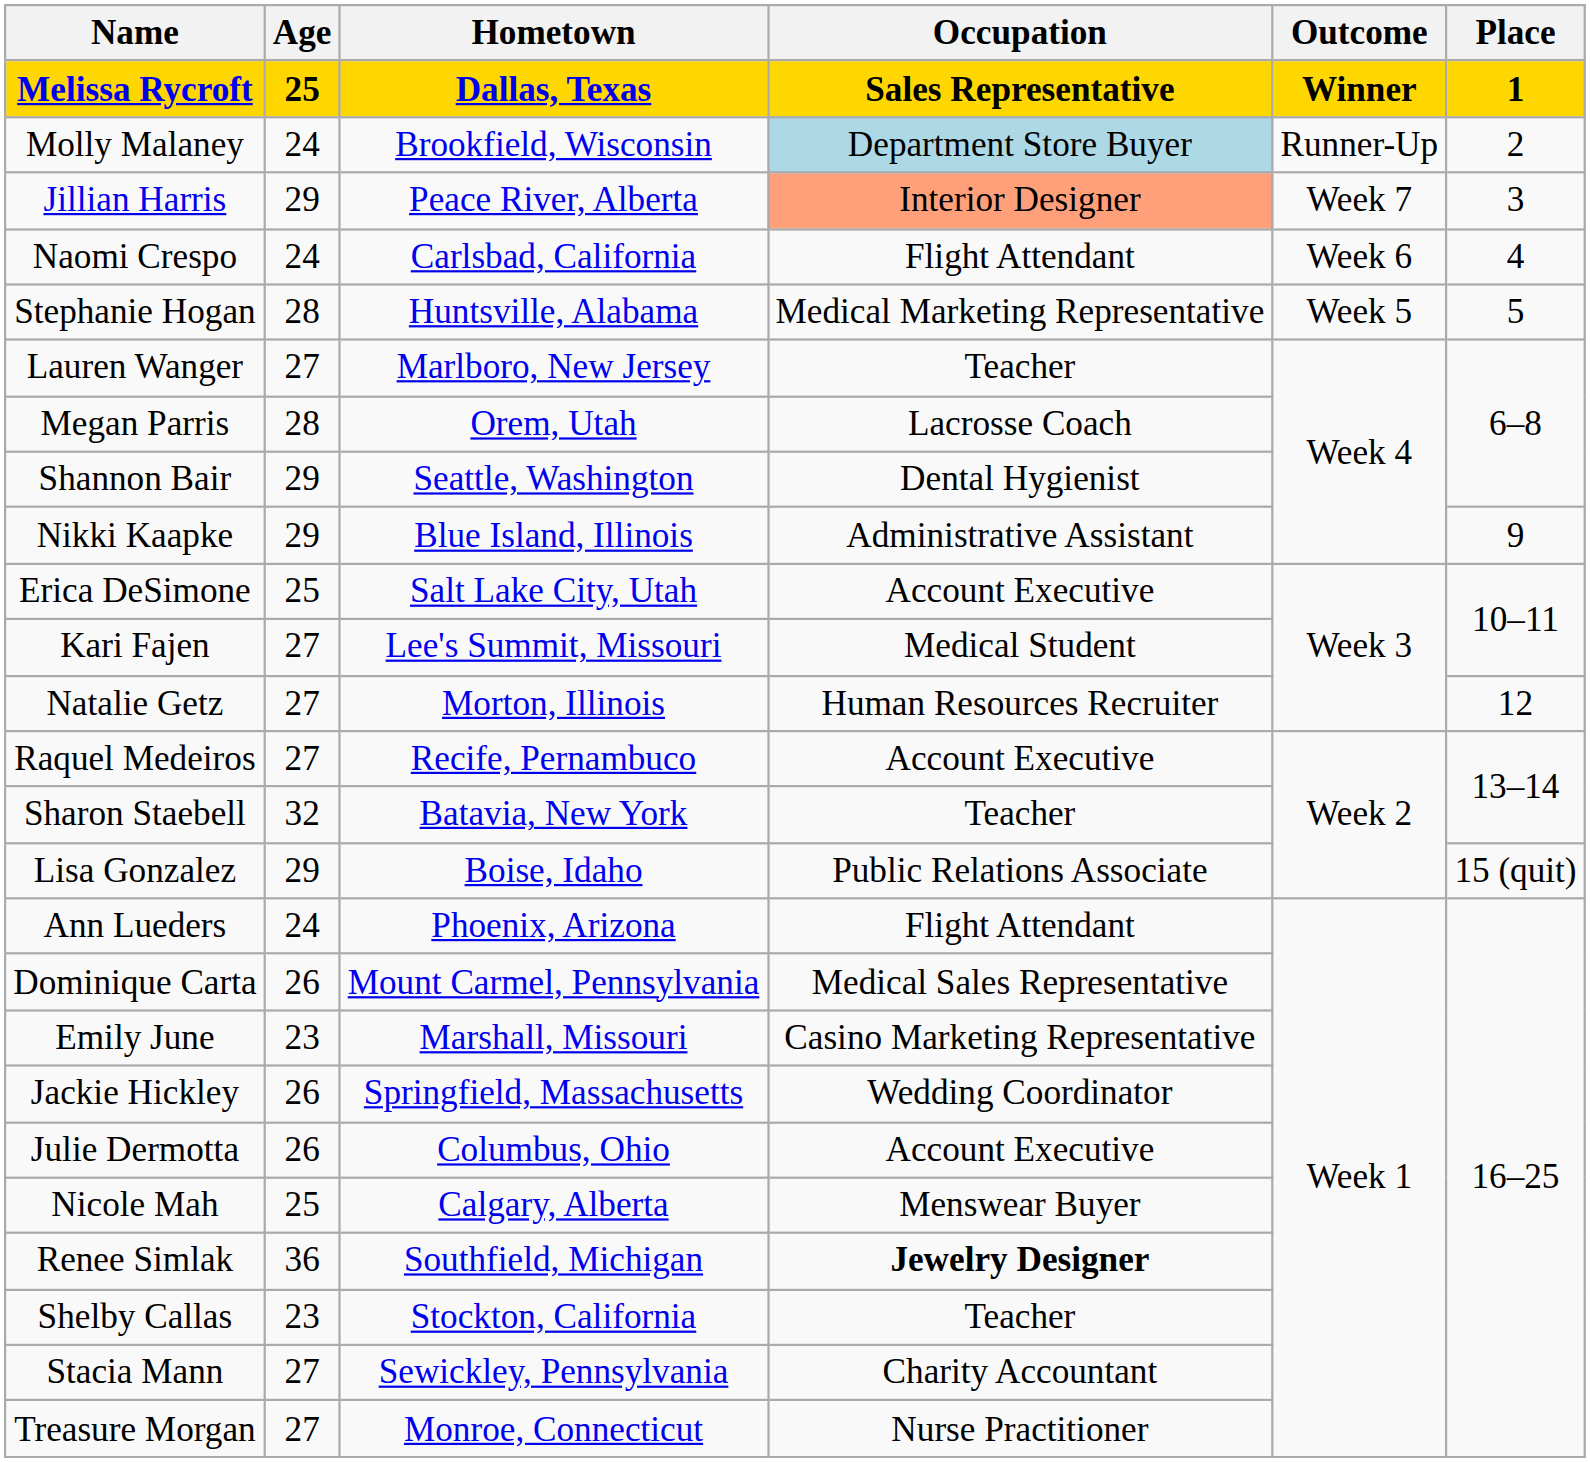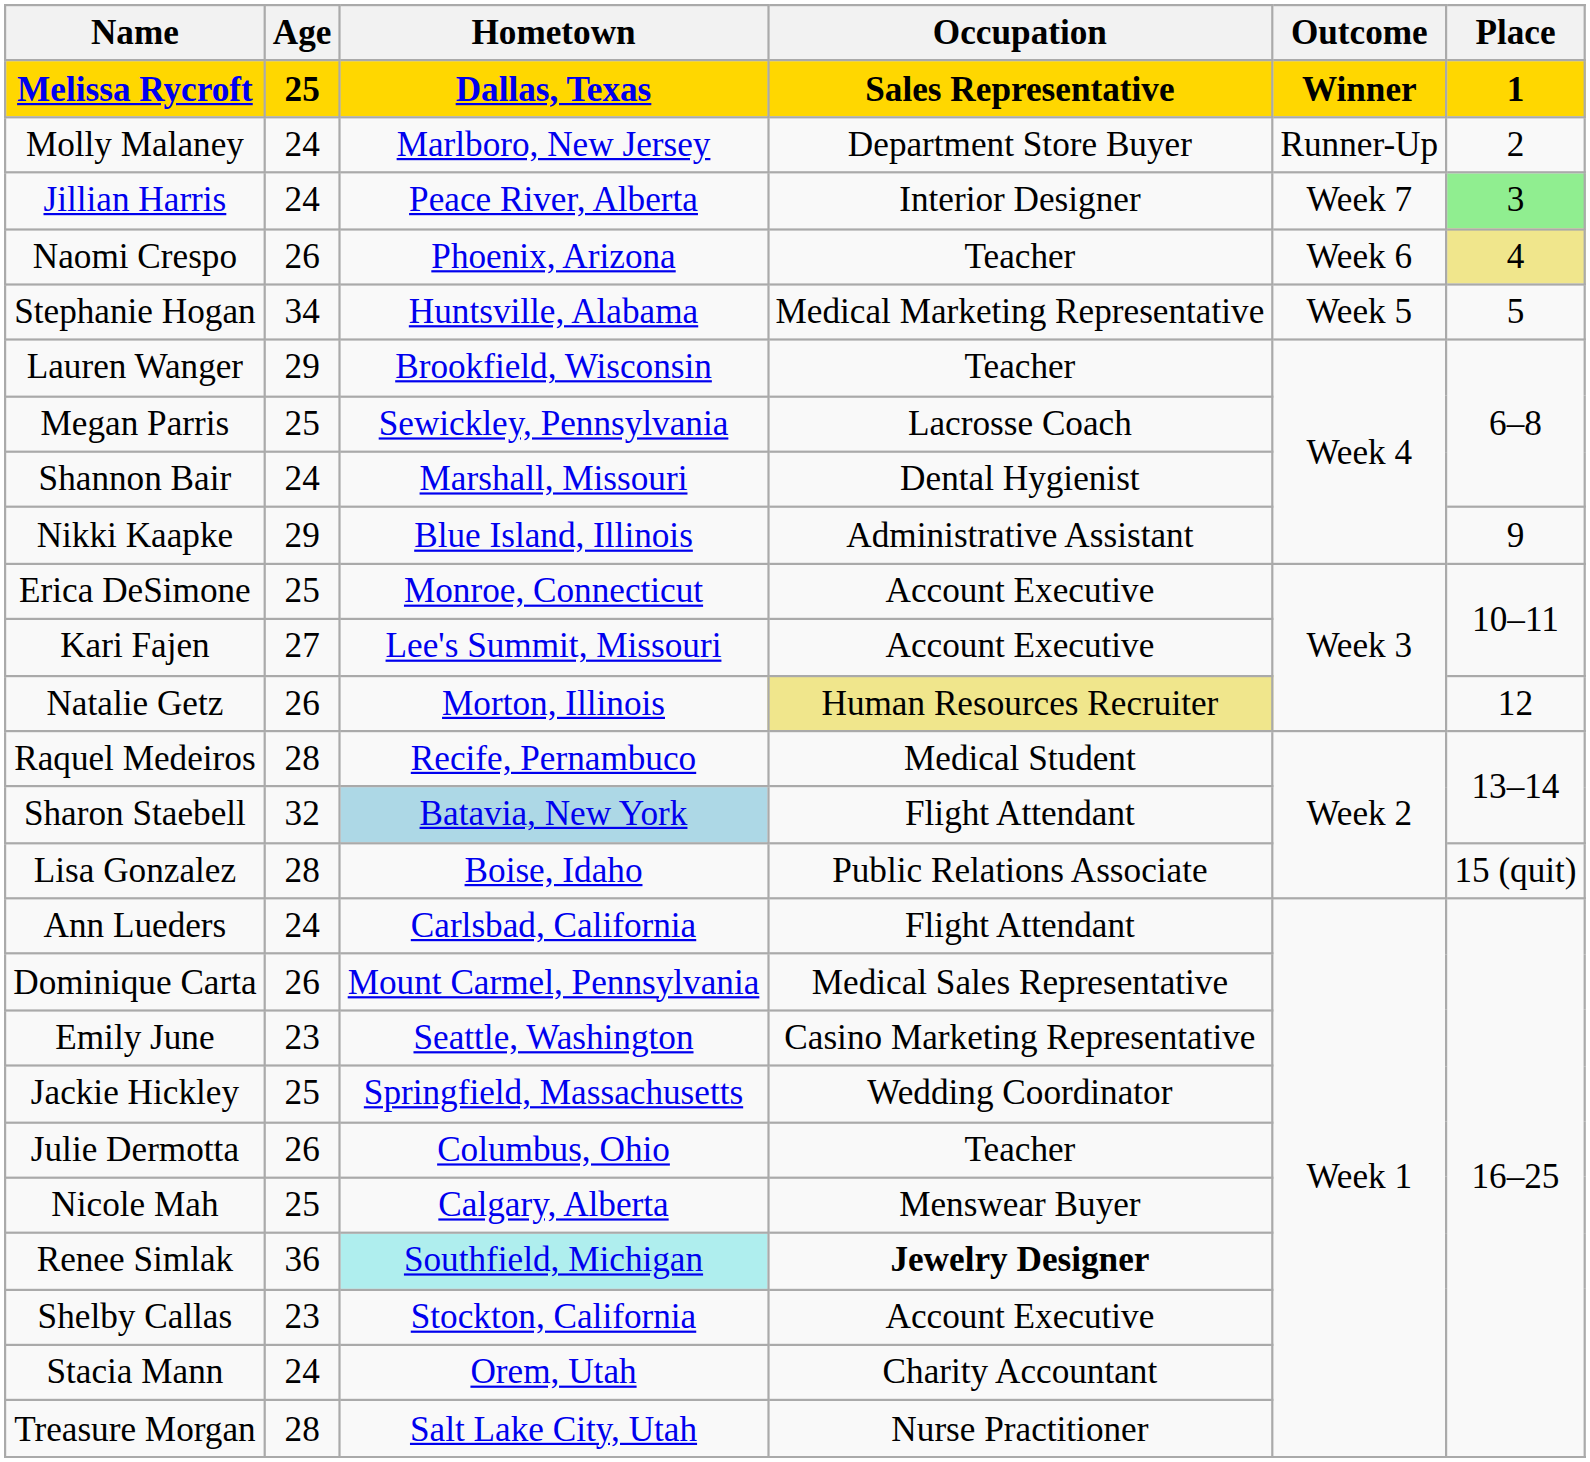(554, 144) Brookfield, Wisconsin -> (554, 144) Marlboro, New Jersey
(1020, 144) lightblue background -> (1020, 144) no background
(302, 199) 29 -> (302, 199) 24
(1020, 199) lightsalmon background -> (1020, 199) no background
(1515, 199) no background -> (1515, 199) lightgreen background
(302, 255) 24 -> (302, 255) 26
(554, 255) Carlsbad, California -> (554, 255) Phoenix, Arizona
(1020, 255) Flight Attendant -> (1020, 255) Teacher
(1515, 255) no background -> (1515, 255) khaki background
(302, 311) 28 -> (302, 311) 34
(302, 367) 27 -> (302, 367) 29
(554, 367) Marlboro, New Jersey -> (554, 367) Brookfield, Wisconsin
(302, 423) 28 -> (302, 423) 25
(554, 423) Orem, Utah -> (554, 423) Sewickley, Pennsylvania
(302, 479) 29 -> (302, 479) 24
(554, 479) Seattle, Washington -> (554, 479) Marshall, Missouri
(554, 590) Salt Lake City, Utah -> (554, 590) Monroe, Connecticut
(1020, 646) Medical Student -> (1020, 646) Account Executive
(302, 702) 27 -> (302, 702) 26
(1020, 702) no background -> (1020, 702) khaki background
(302, 758) 27 -> (302, 758) 28
(1020, 758) Account Executive -> (1020, 758) Medical Student
(554, 813) no background -> (554, 813) lightblue background
(1020, 813) Teacher -> (1020, 813) Flight Attendant
(302, 869) 29 -> (302, 869) 28
(554, 925) Phoenix, Arizona -> (554, 925) Carlsbad, California
(554, 1037) Marshall, Missouri -> (554, 1037) Seattle, Washington
(302, 1093) 26 -> (302, 1093) 25
(1020, 1148) Account Executive -> (1020, 1148) Teacher
(554, 1260) no background -> (554, 1260) paleturquoise background
(1020, 1316) Teacher -> (1020, 1316) Account Executive
(302, 1372) 27 -> (302, 1372) 24
(554, 1372) Sewickley, Pennsylvania -> (554, 1372) Orem, Utah
(302, 1428) 27 -> (302, 1428) 28
(554, 1428) Monroe, Connecticut -> (554, 1428) Salt Lake City, Utah
